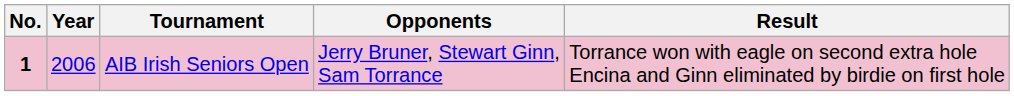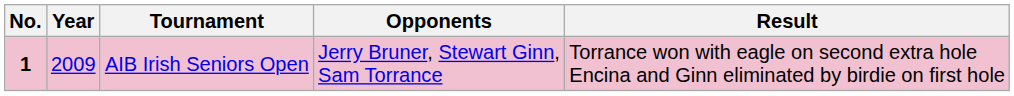(73, 64) 2006 -> (73, 64) 2009
